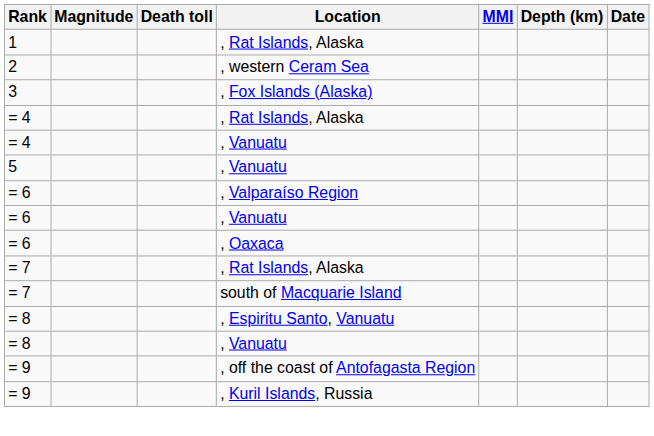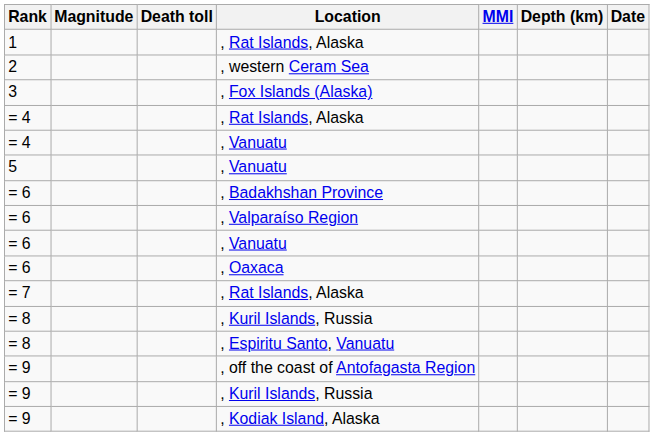+ row: (19, 192)
- row: (19, 293)
+ row: (19, 318)
- row: (19, 343)
+ row: (19, 419)
